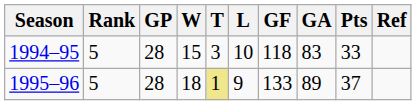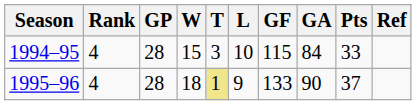(93, 52) 5 -> (93, 52) 4
(277, 52) 118 -> (277, 52) 115
(312, 52) 83 -> (312, 52) 84
(93, 83) 5 -> (93, 83) 4
(312, 83) 89 -> (312, 83) 90
